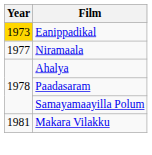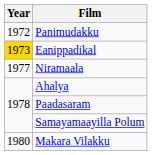+ row: (67, 31)
(19, 123) 1981 -> (19, 141) 1980
